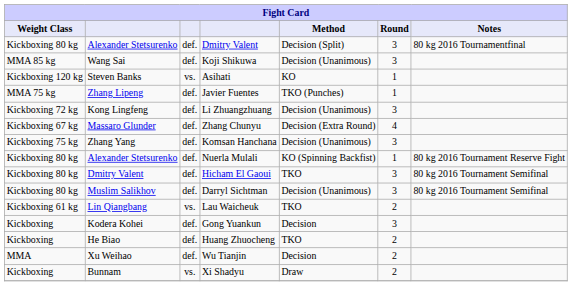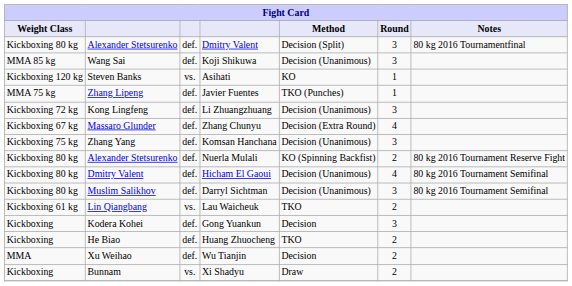(394, 158) 1 -> (394, 158) 2
(292, 174) TKO -> (326, 174) Decision (Unanimous)
(394, 174) 3 -> (394, 174) 4
